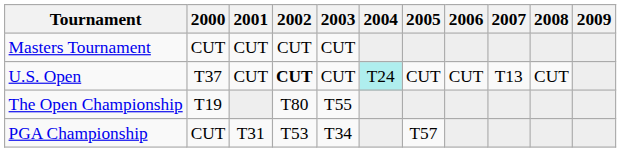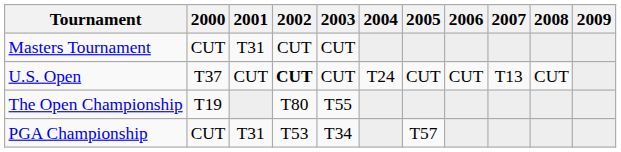(251, 47) CUT -> (251, 47) T31
(381, 76) paleturquoise background -> (381, 76) no background
